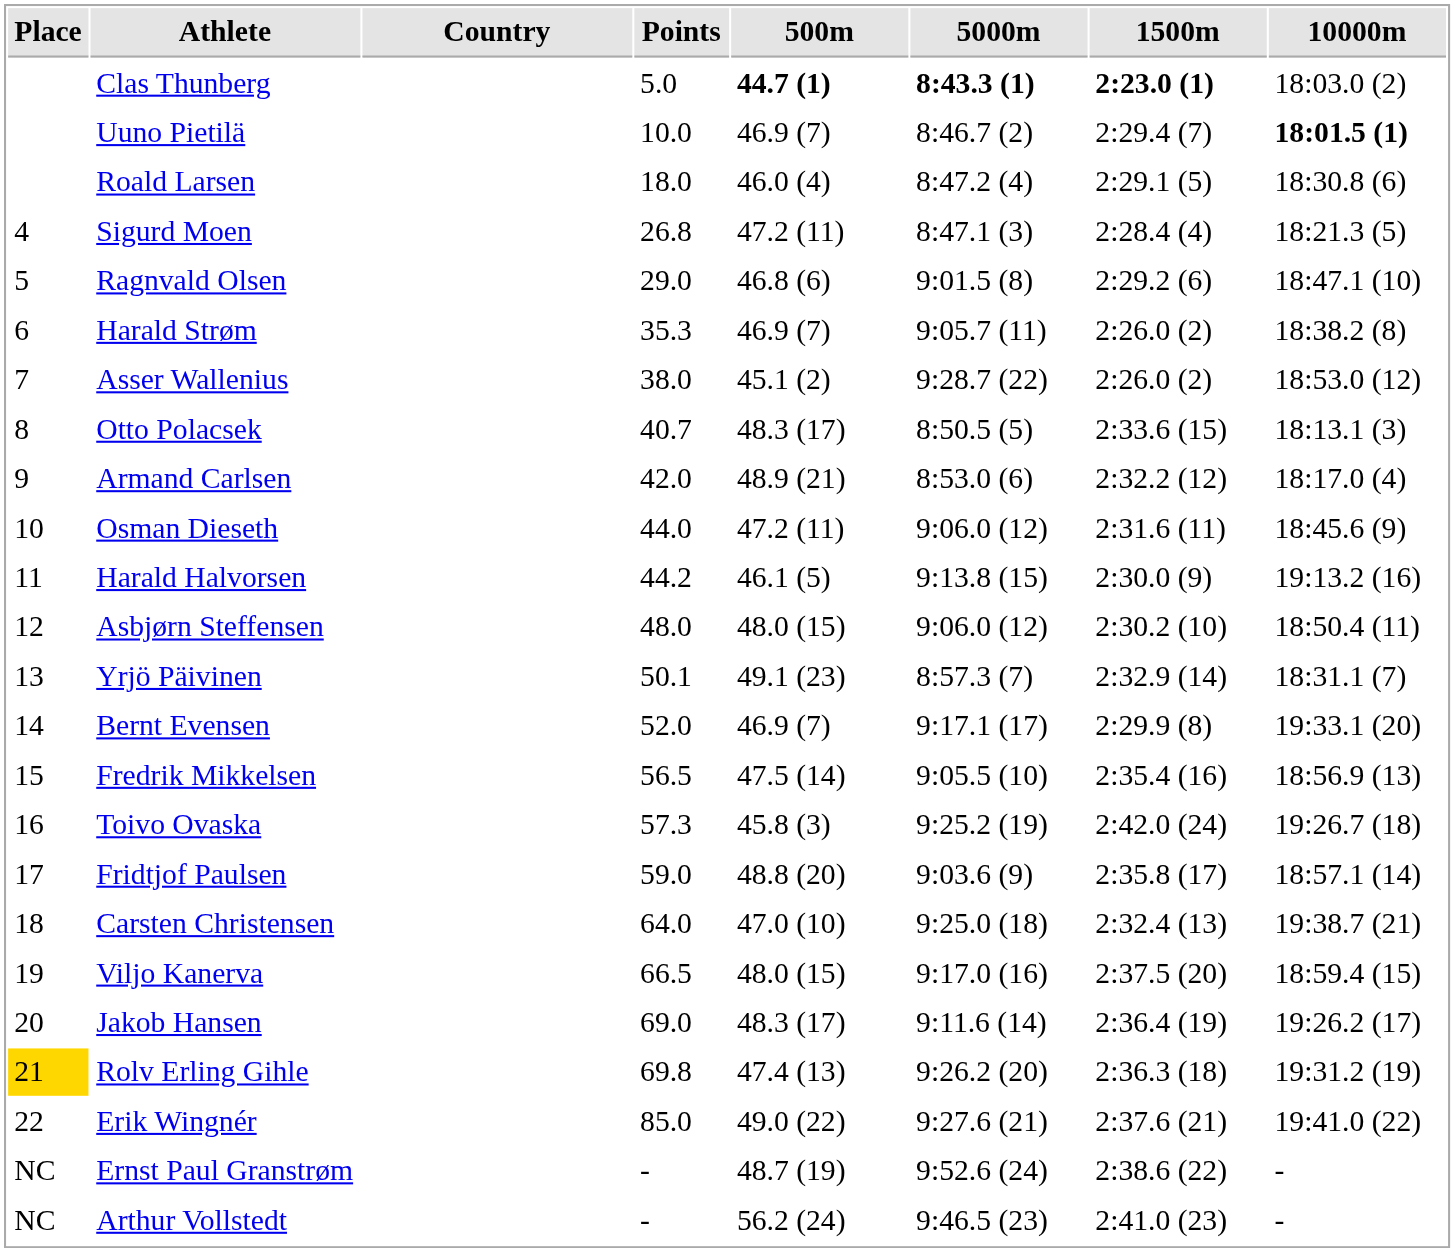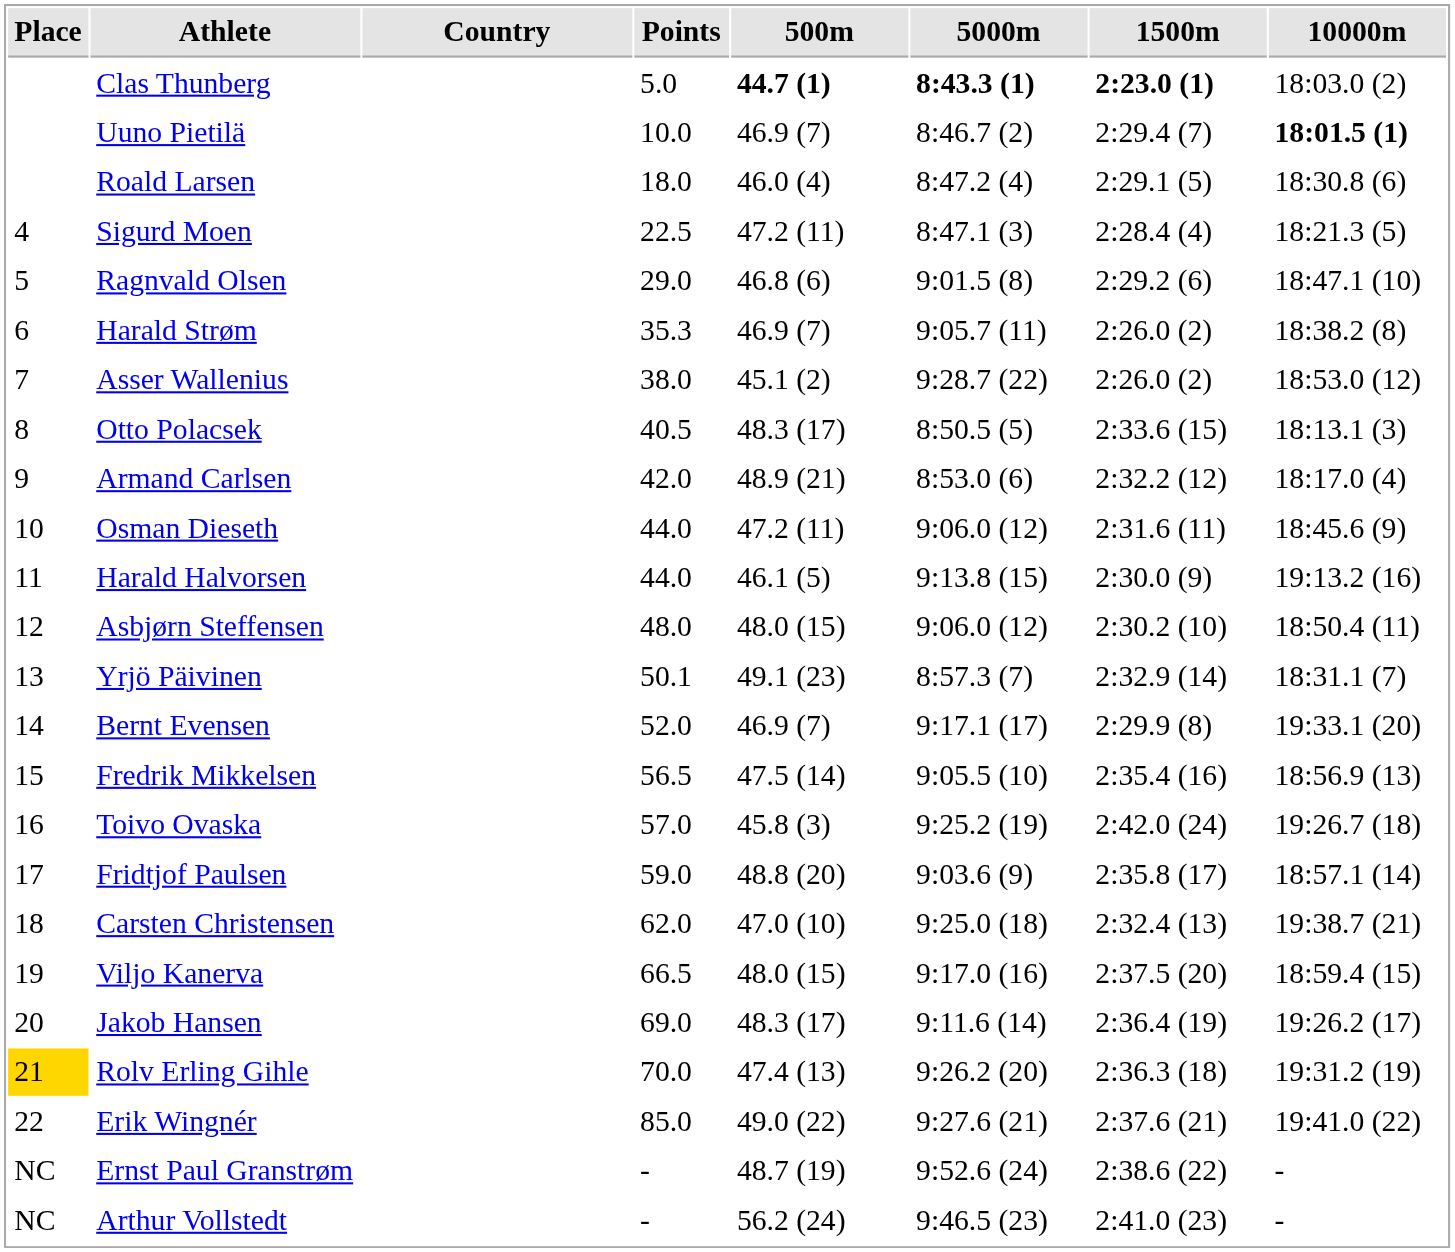(666, 231) 26.8 -> (666, 231) 22.5
(666, 428) 40.7 -> (666, 428) 40.5
(666, 577) 44.2 -> (666, 577) 44.0
(666, 824) 57.3 -> (666, 824) 57.0
(666, 923) 64.0 -> (666, 923) 62.0
(666, 1071) 69.8 -> (666, 1071) 70.0
